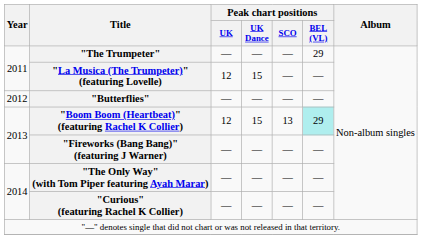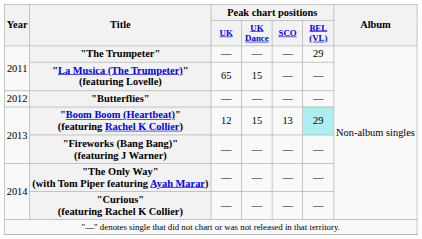(226, 76) 12 -> (226, 76) 65
